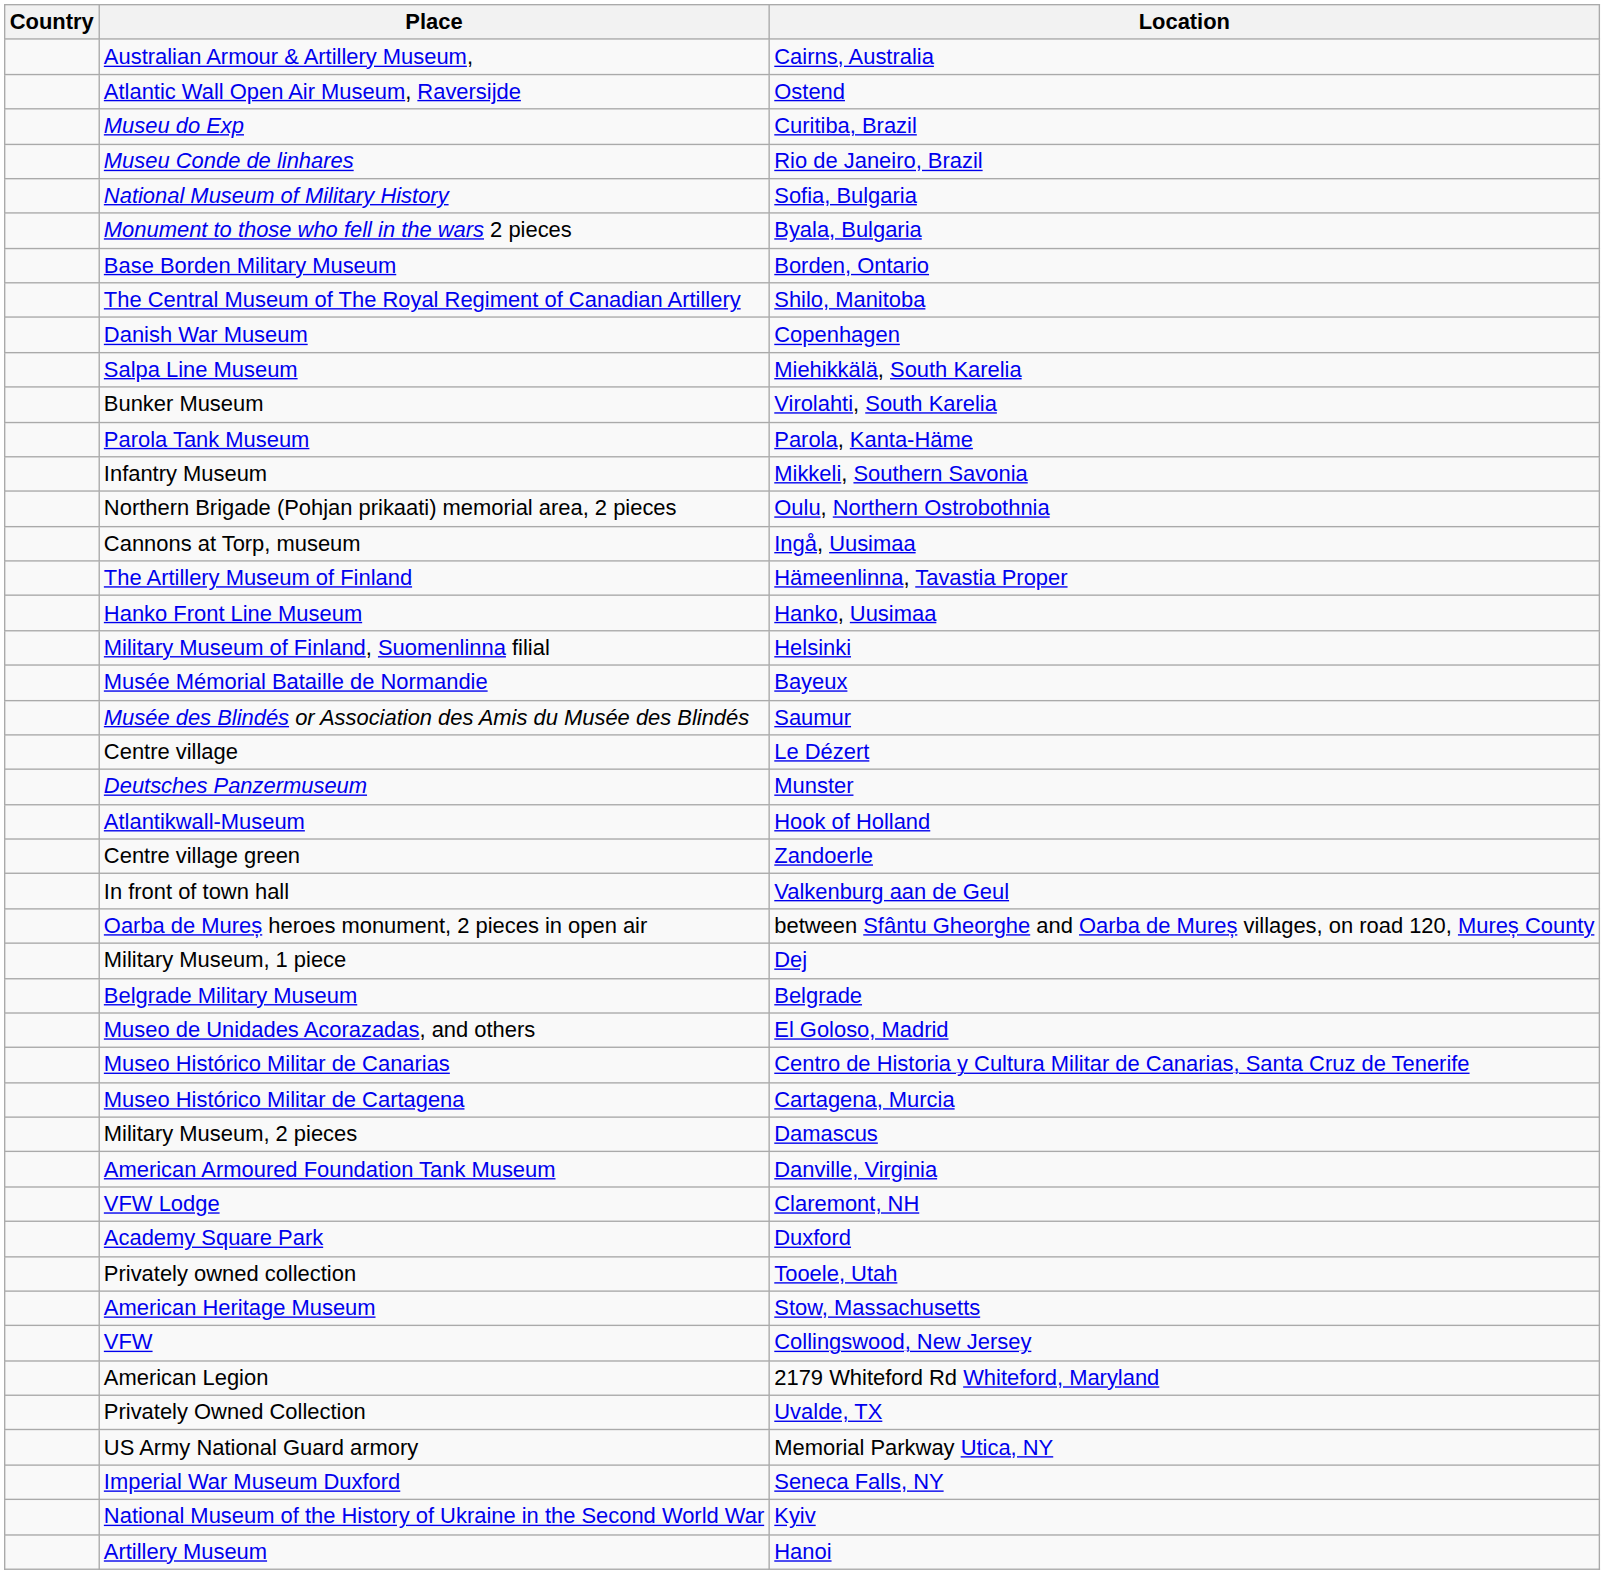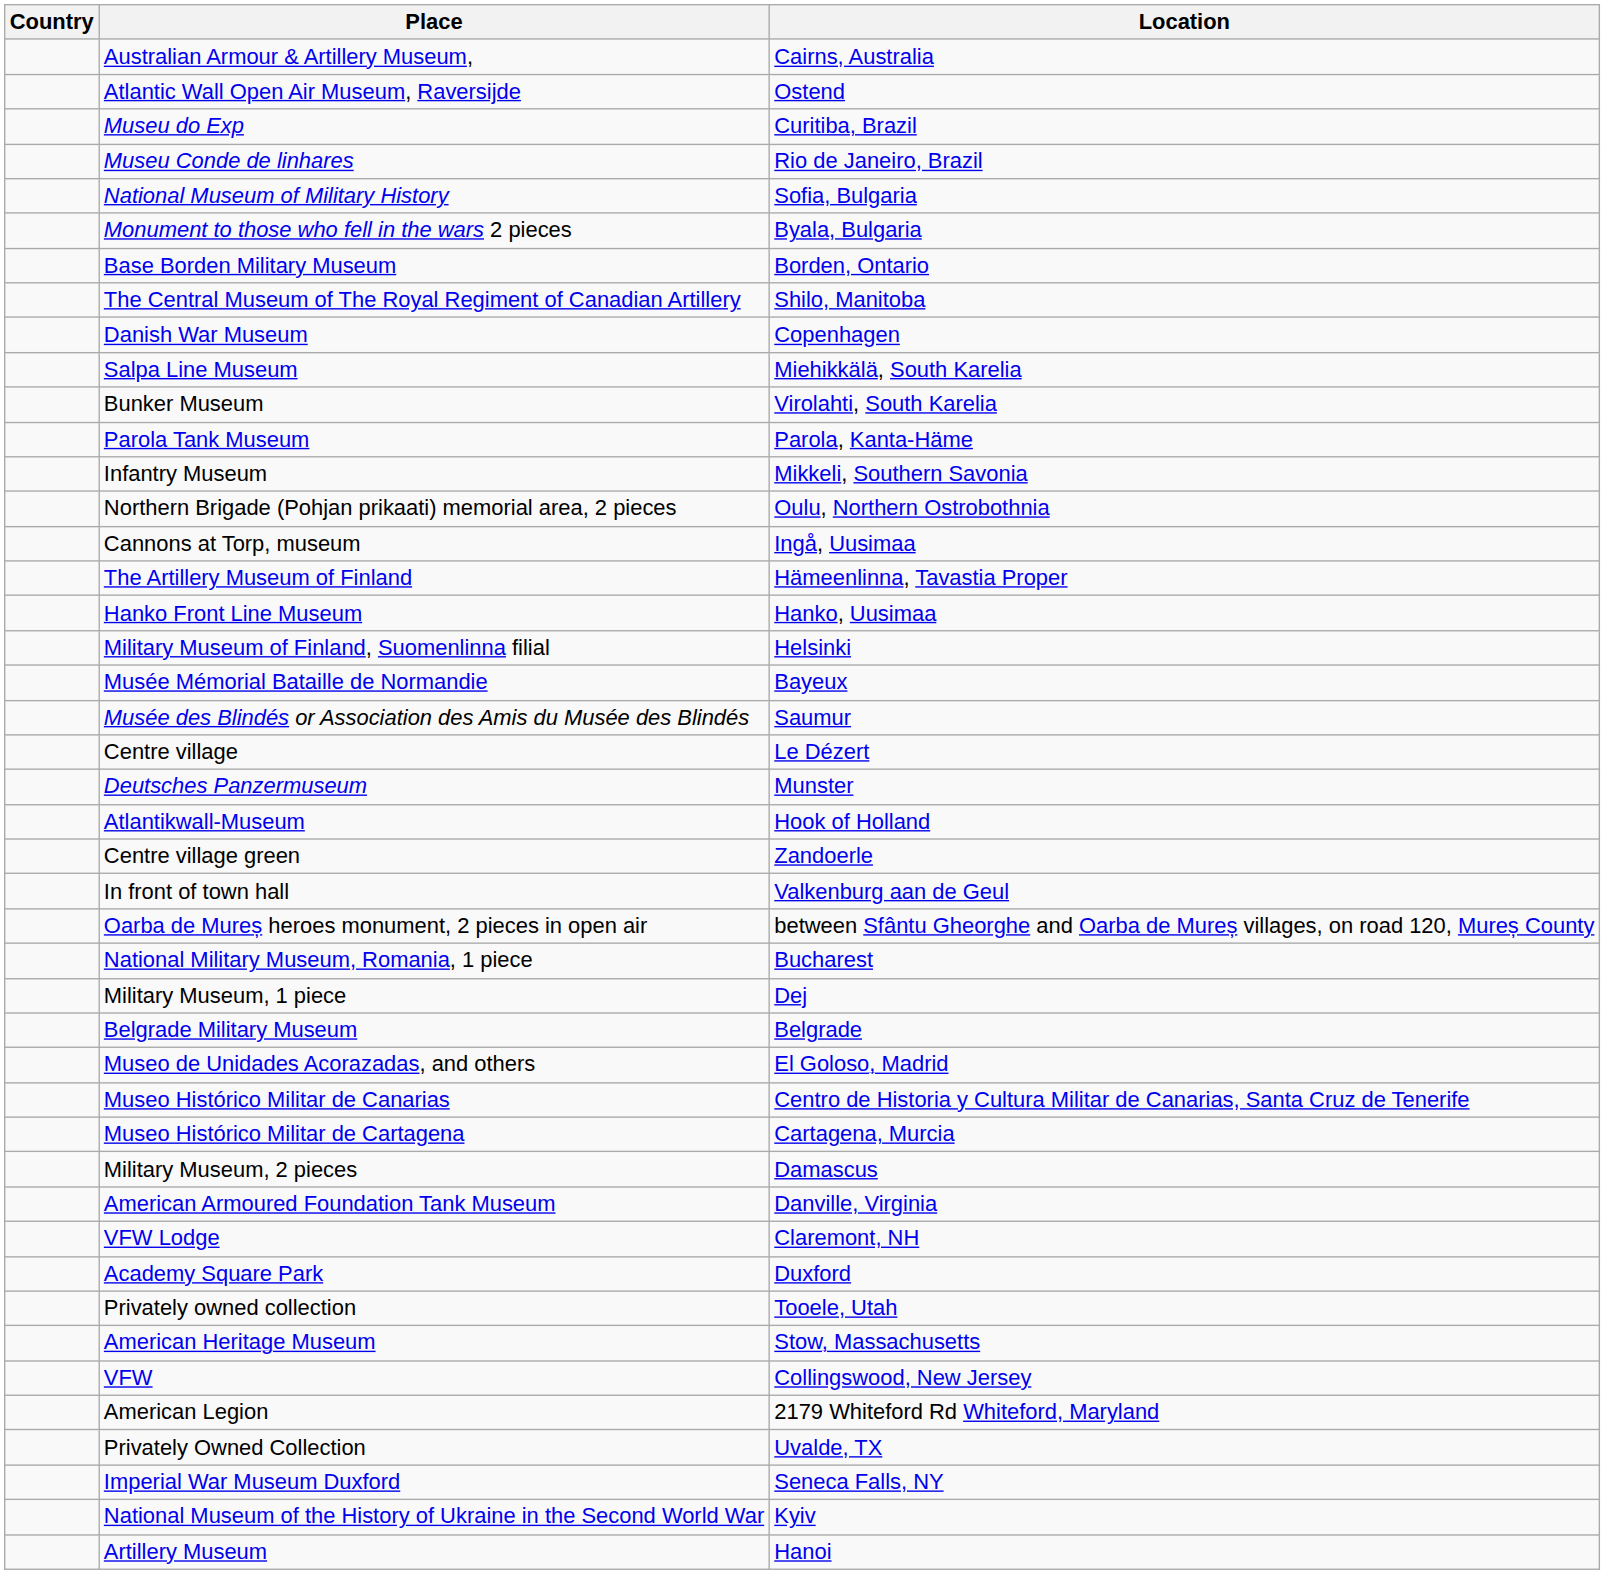+ row: (318, 960)
- row: (261, 1447)
